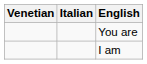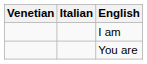rows swapped: (110, 50) <-> (118, 31)
